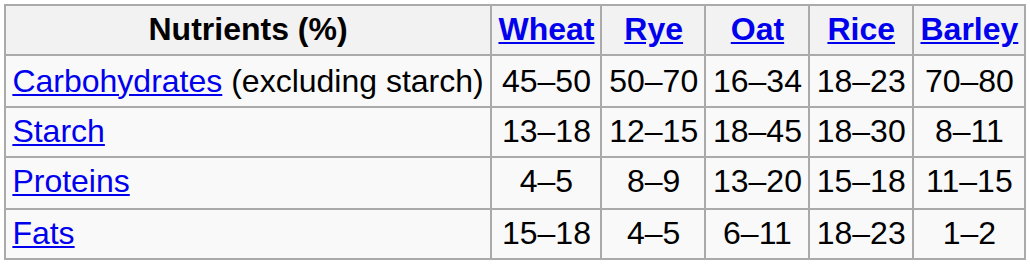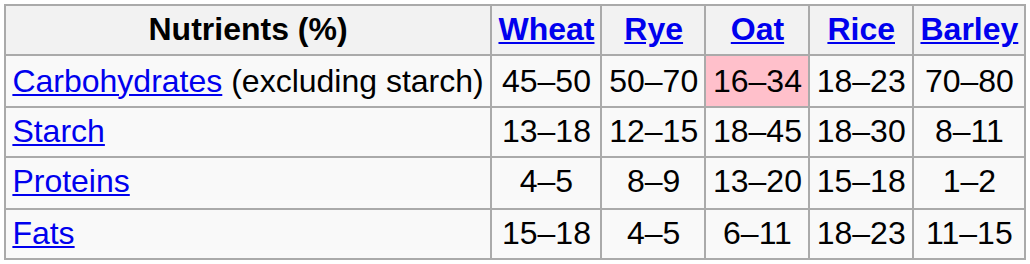(757, 80) no background -> (757, 80) pink background
(969, 182) 11–15 -> (969, 182) 1–2
(969, 232) 1–2 -> (969, 232) 11–15
